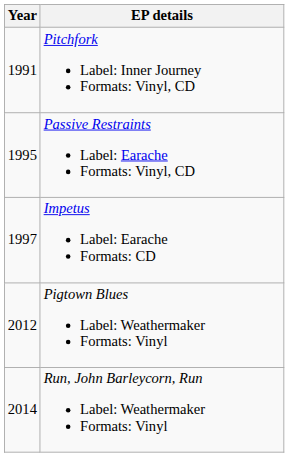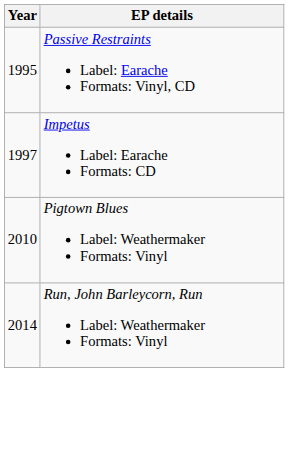- row: (162, 63)
(22, 324) 2012 -> (22, 240) 2010
